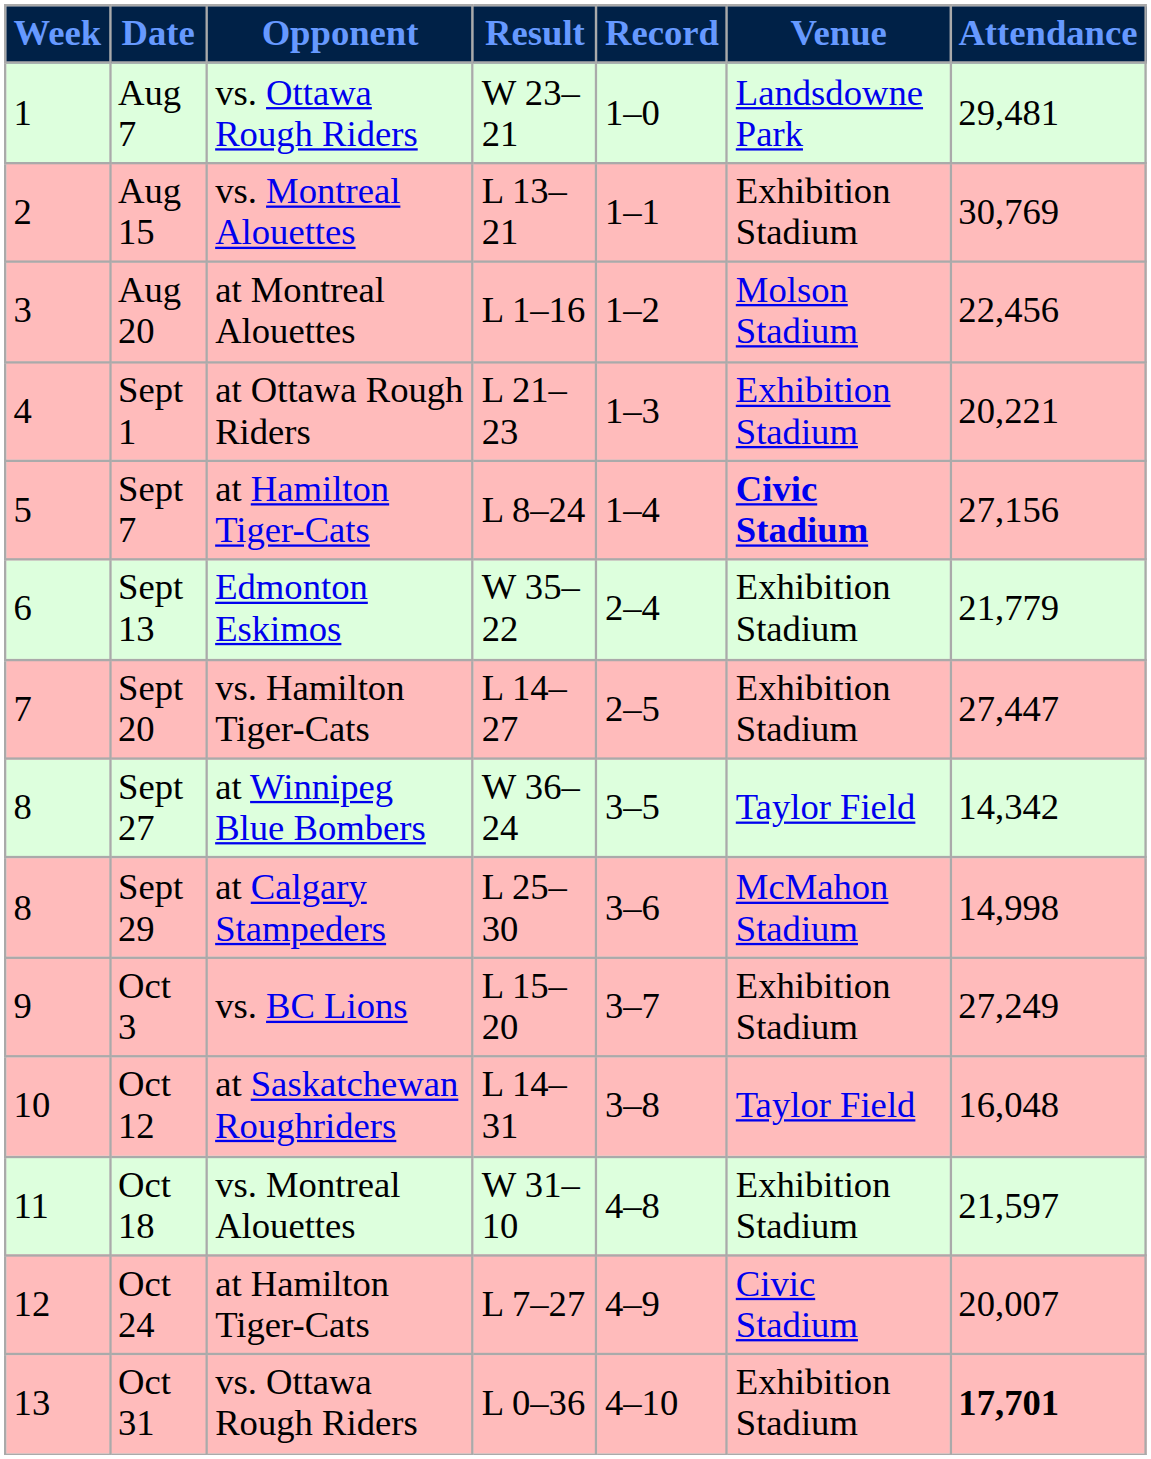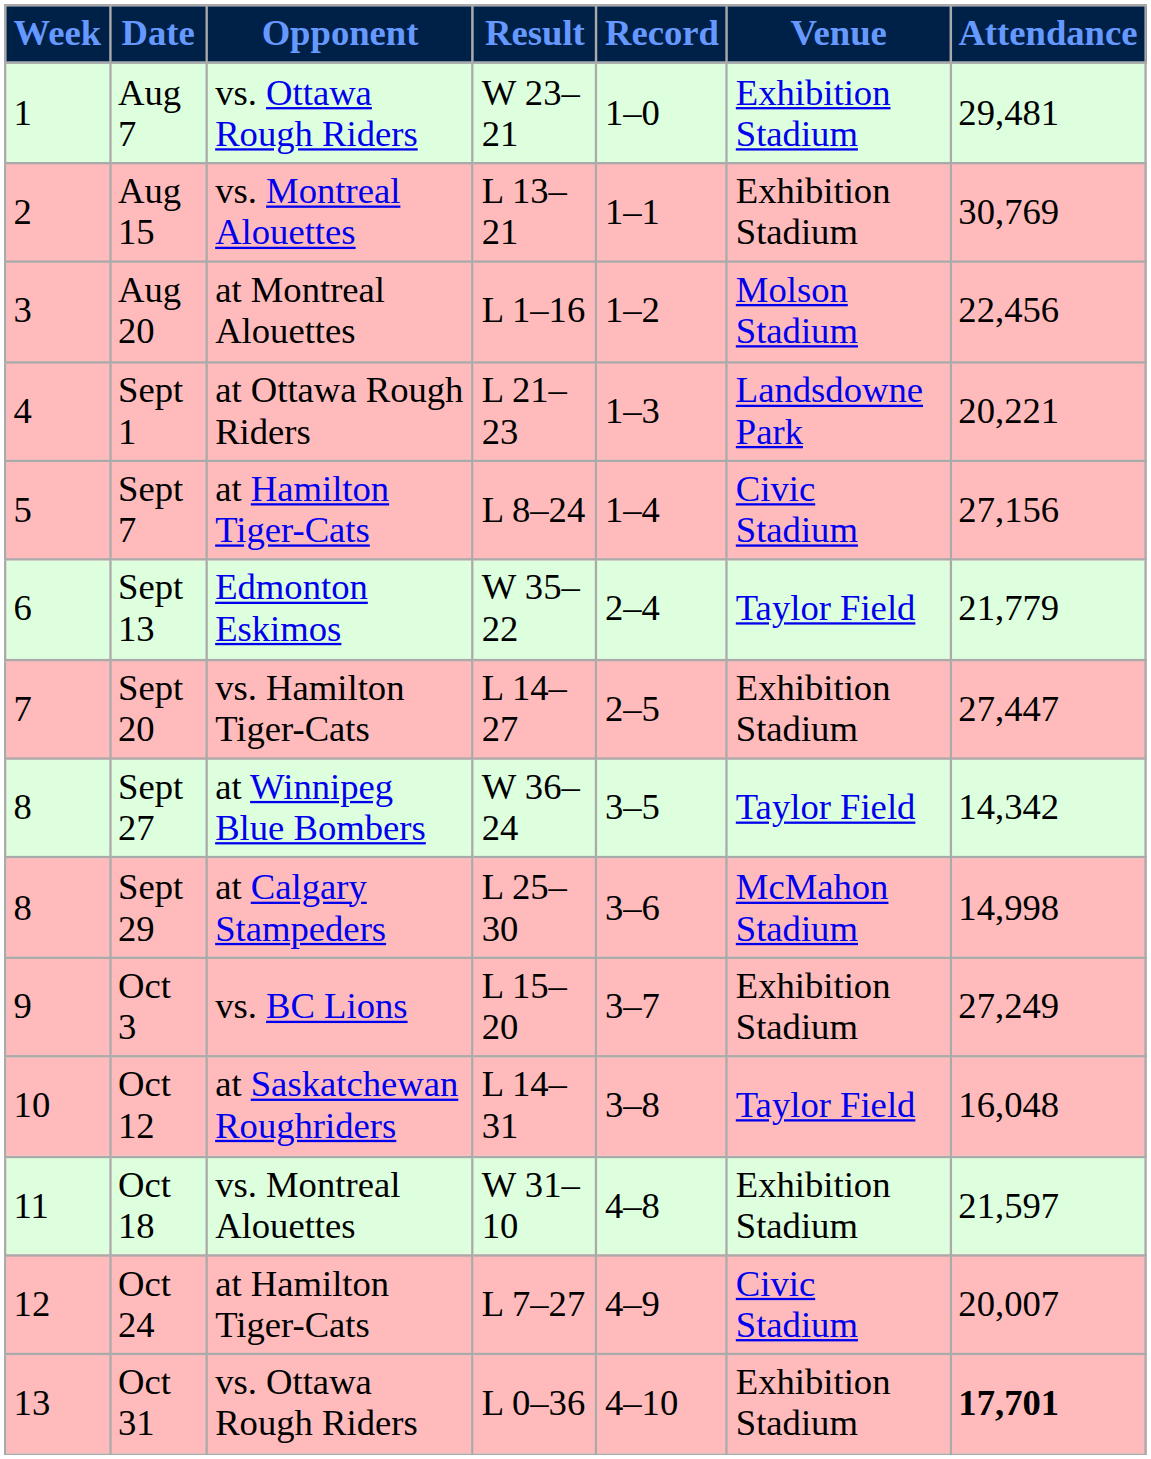(829, 112) Landsdowne Park -> (813, 112) Exhibition Stadium
(813, 410) Exhibition Stadium -> (829, 410) Landsdowne Park
(802, 509) bold -> (797, 509) normal
(813, 608) Exhibition Stadium -> (826, 608) Taylor Field
